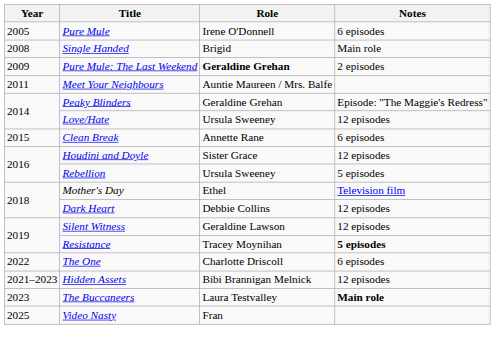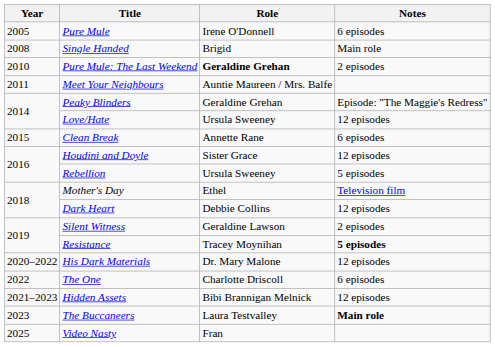(18, 66) 2009 -> (18, 66) 2010
(364, 226) 12 episodes -> (361, 226) 2 episodes
+ row: (106, 262)
